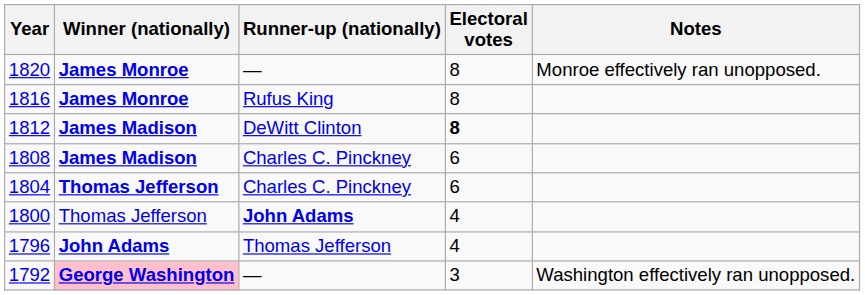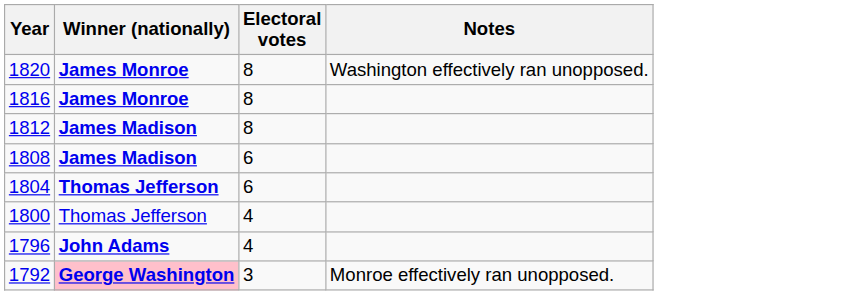- column: (342, 29)
(679, 69) Monroe effectively ran unopposed. -> (489, 69) Washington effectively ran unopposed.
(455, 128) bold -> (248, 128) normal
(696, 275) Washington effectively ran unopposed. -> (472, 275) Monroe effectively ran unopposed.
